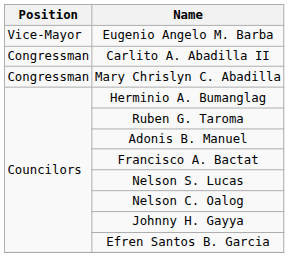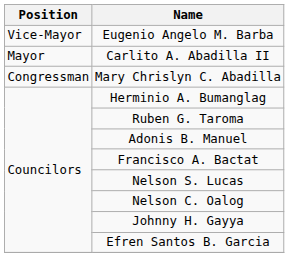(48, 56) Congressman -> (26, 56) Mayor
